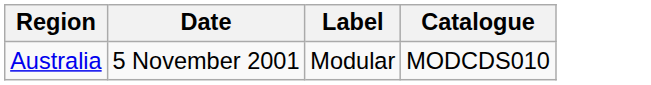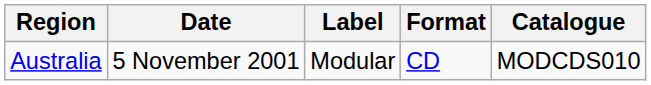+ column: (446, 23)
